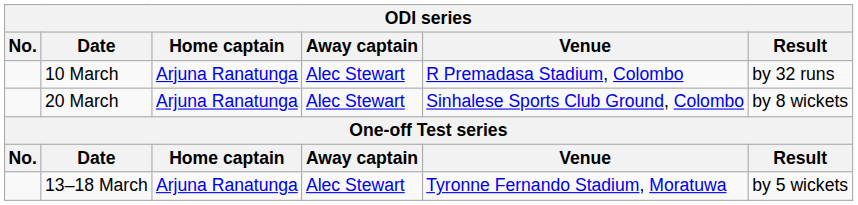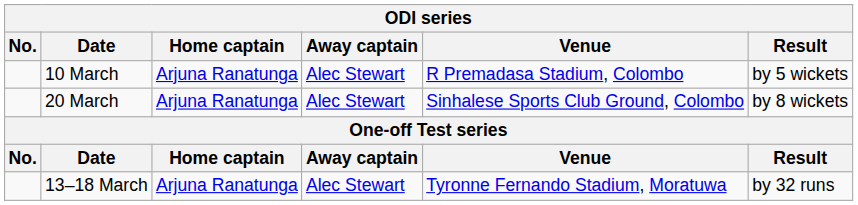(793, 74) by 32 runs -> (800, 74) by 5 wickets
(800, 185) by 5 wickets -> (793, 185) by 32 runs
